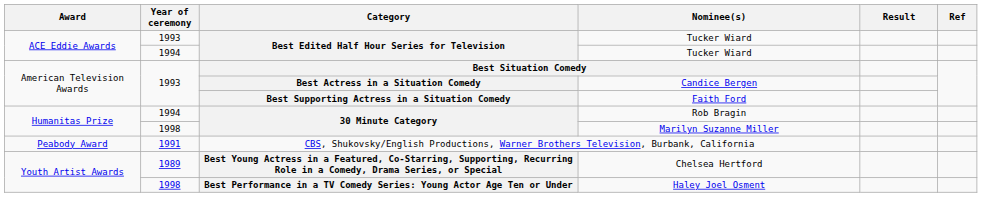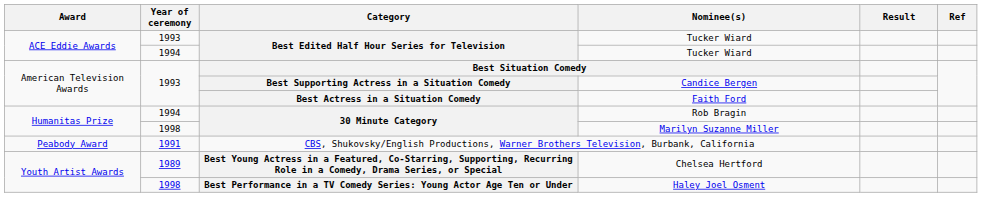(389, 83) Best Actress in a Situation Comedy -> (389, 83) Best Supporting Actress in a Situation Comedy
(389, 98) Best Supporting Actress in a Situation Comedy -> (389, 98) Best Actress in a Situation Comedy
